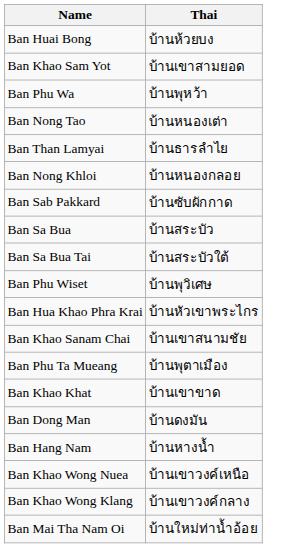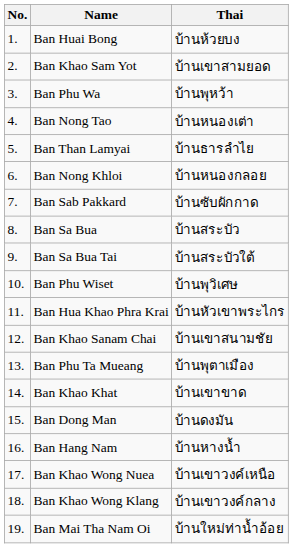+ column: (17, 15)
